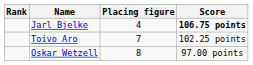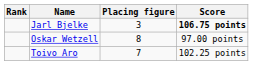(139, 25) 4 -> (139, 25) 3
rows swapped: (54, 39) <-> (65, 53)
